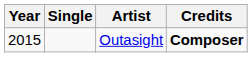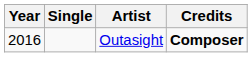(24, 39) 2015 -> (24, 39) 2016
